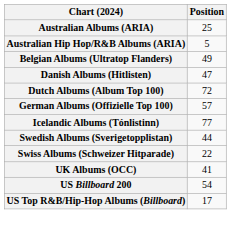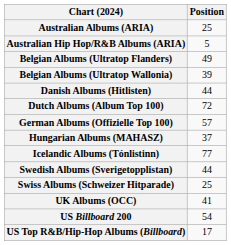+ row: (96, 75)
(207, 75) 47 -> (207, 91) 44
+ row: (96, 138)
(207, 153) 22 -> (207, 185) 25
